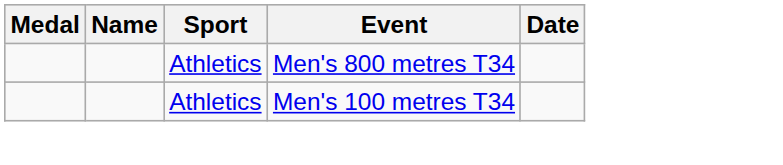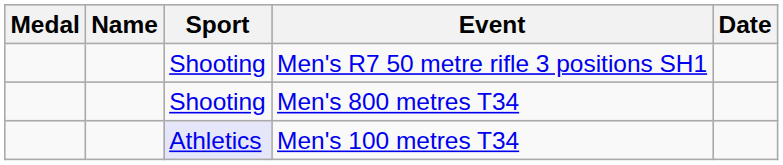+ row: (492, 63)
(215, 63) Athletics -> (217, 102) Shooting
(215, 102) no background -> (215, 141) lavender background
